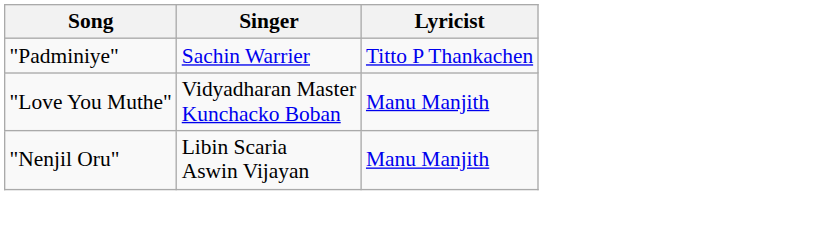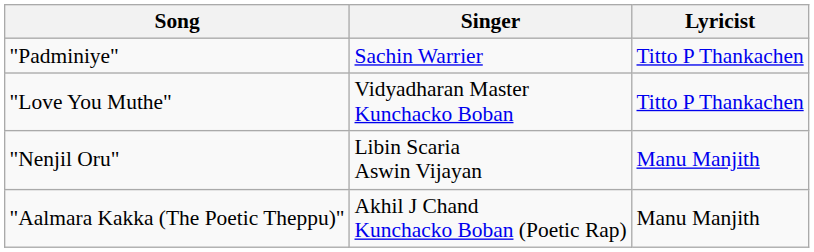(428, 101) Manu Manjith -> (720, 101) Titto P Thankachen
+ row: (177, 217)
